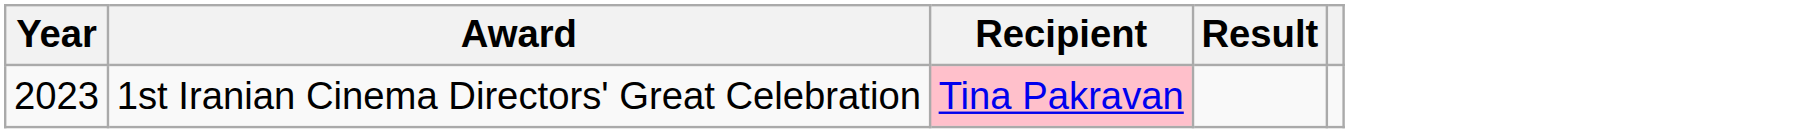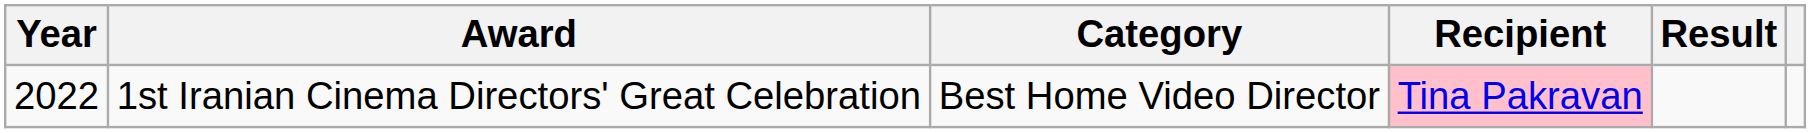+ column: (1159, 34)
(57, 95) 2023 -> (57, 95) 2022
